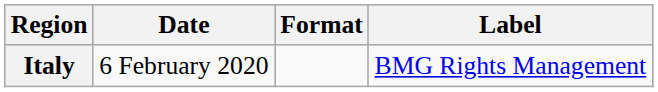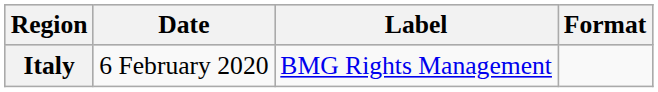columns swapped: (322, 24) <-> (510, 24)
